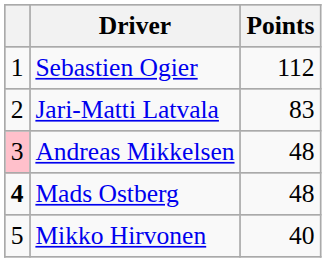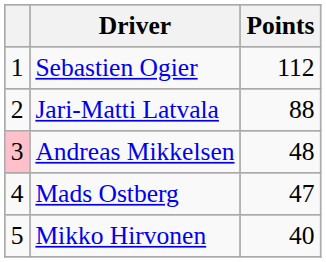(302, 109) 83 -> (302, 109) 88
(17, 194) bold -> (17, 194) normal
(302, 194) 48 -> (302, 194) 47
